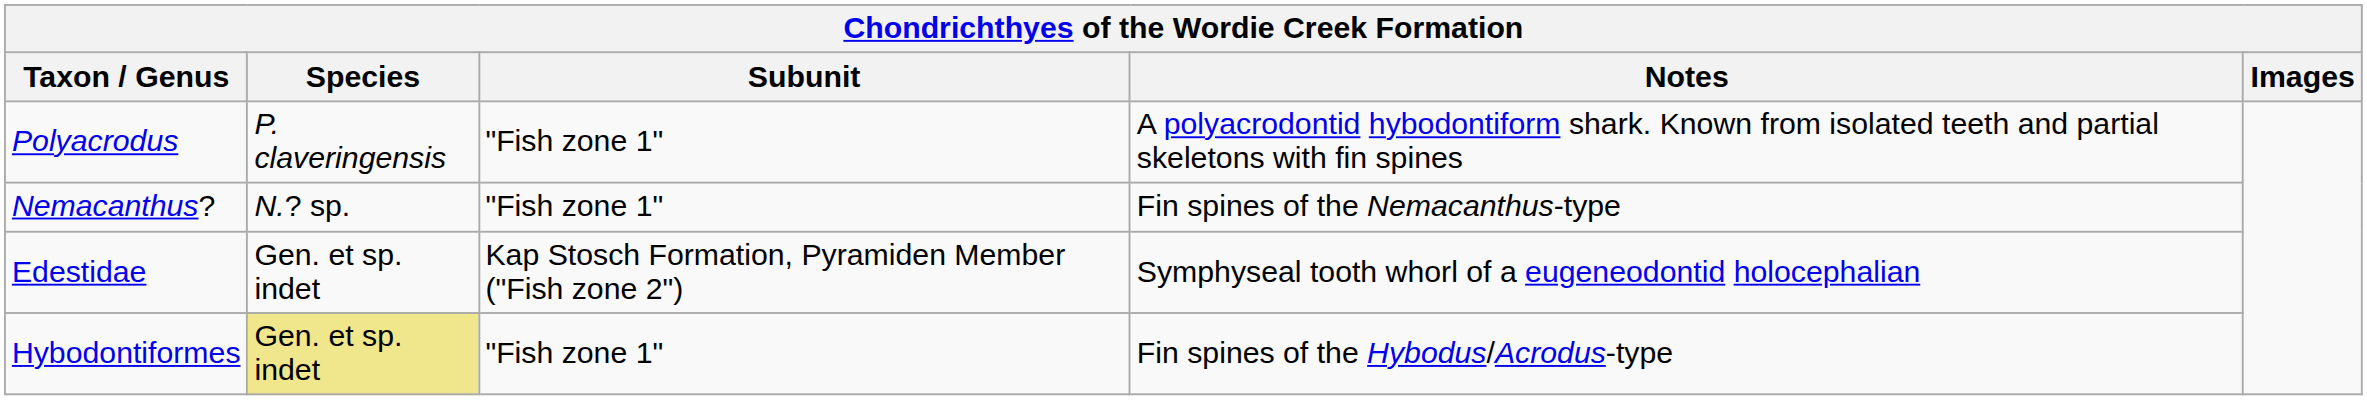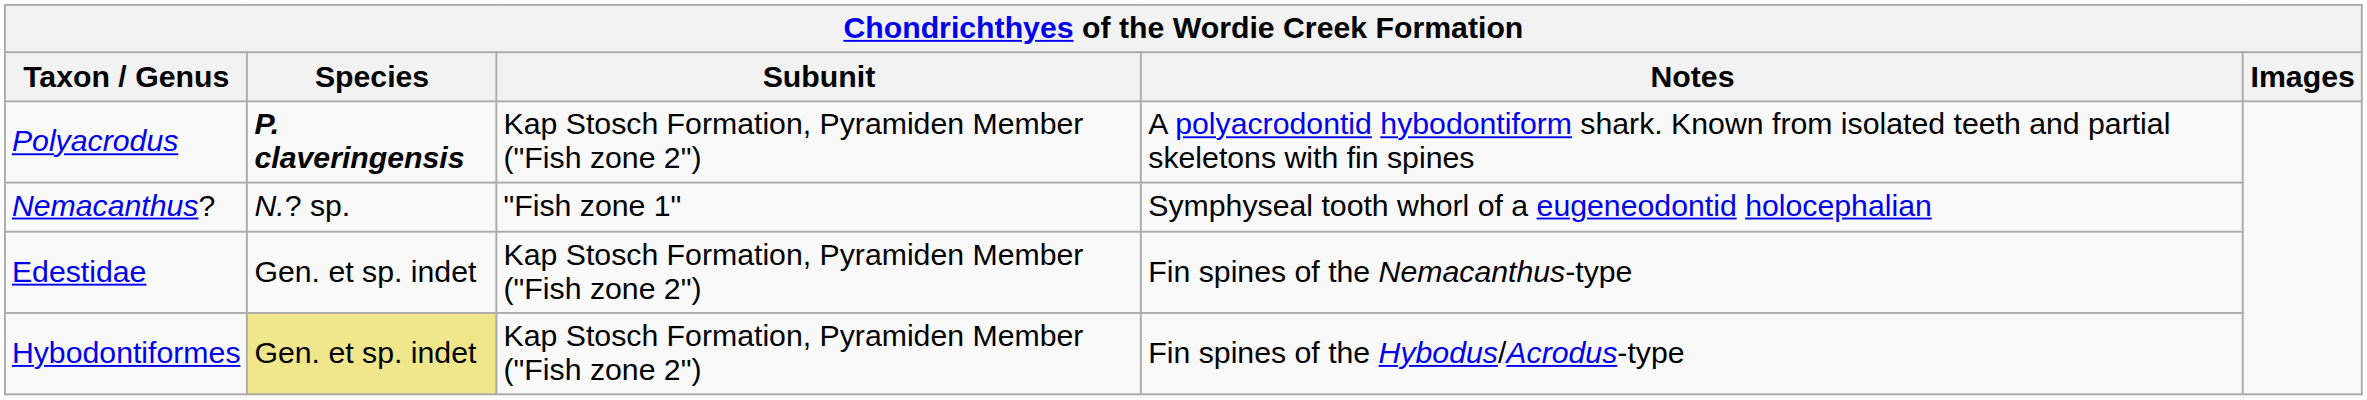(350, 141) normal -> (360, 141) bold
(574, 141) "Fish zone 1" -> (793, 141) Kap Stosch Formation, Pyramiden Member ("Fish zone 2")
(1379, 206) Fin spines of the Nemacanthus-type -> (1540, 206) Symphyseal tooth whorl of a eugeneodontid holocephalian
(1529, 271) Symphyseal tooth whorl of a eugeneodontid holocephalian -> (1390, 271) Fin spines of the Nemacanthus-type
(574, 353) "Fish zone 1" -> (793, 353) Kap Stosch Formation, Pyramiden Member ("Fish zone 2")
